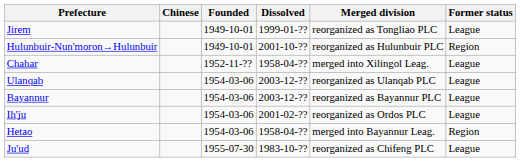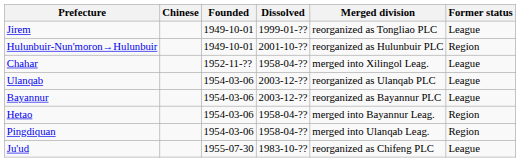- row: (16, 115)
+ row: (31, 132)
